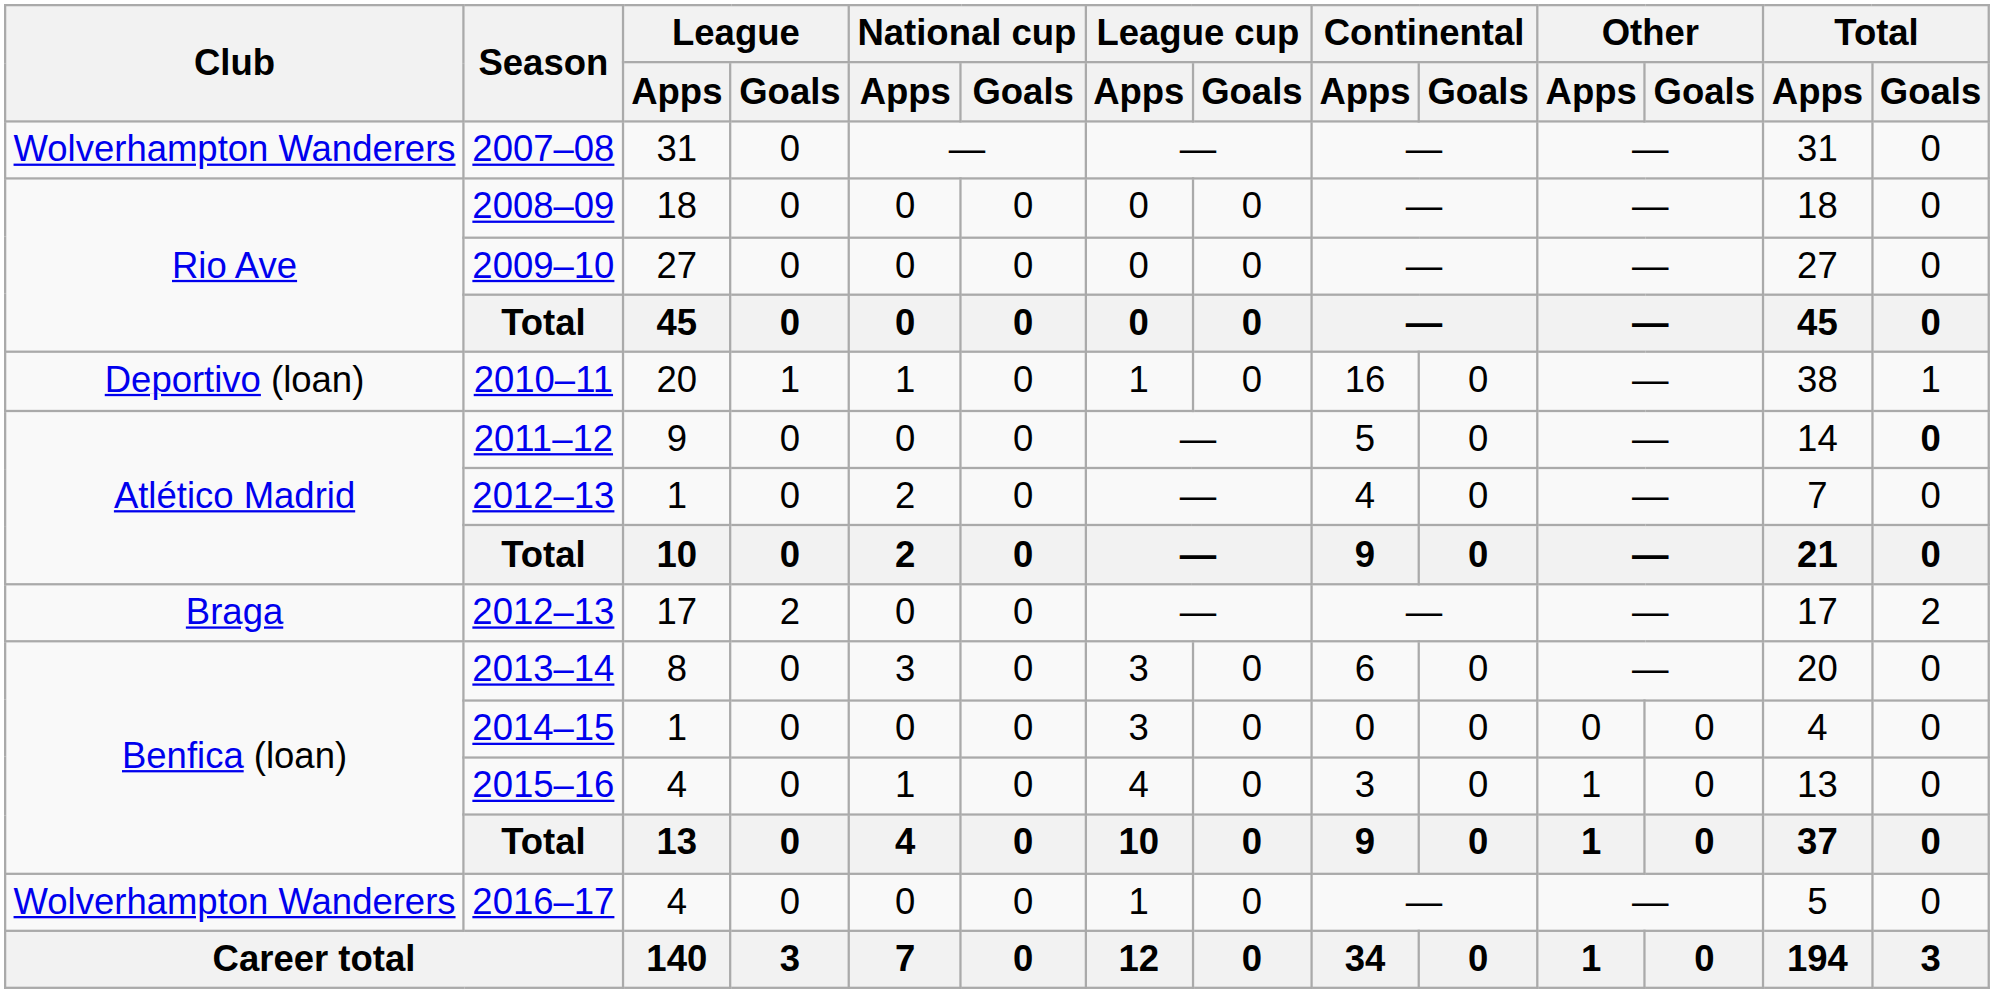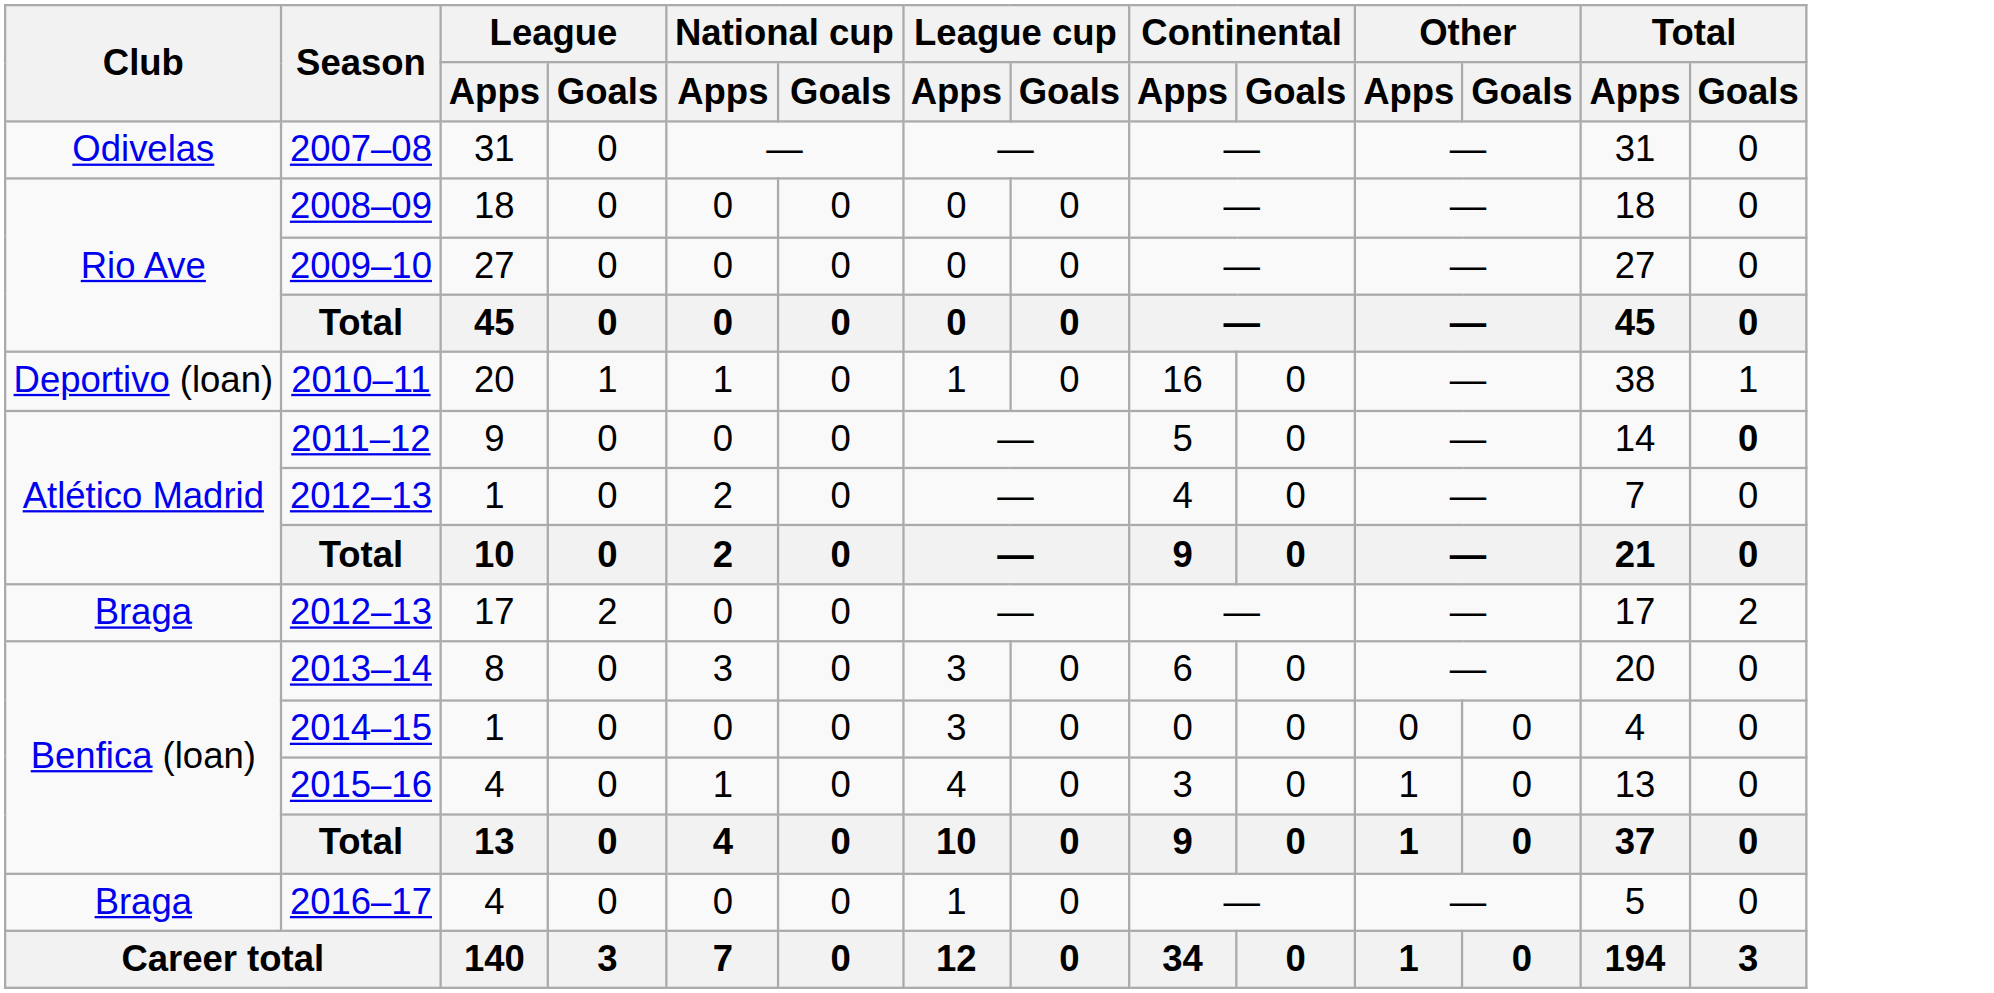(235, 149) Wolverhampton Wanderers -> (143, 149) Odivelas
(235, 901) Wolverhampton Wanderers -> (143, 901) Braga
